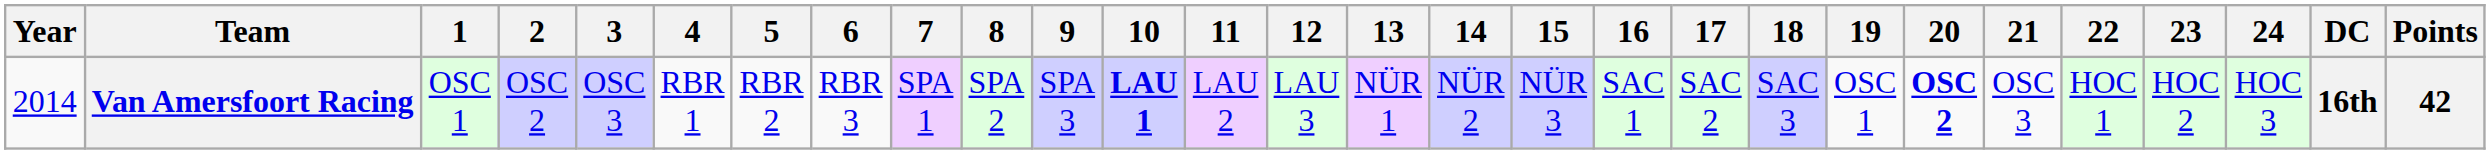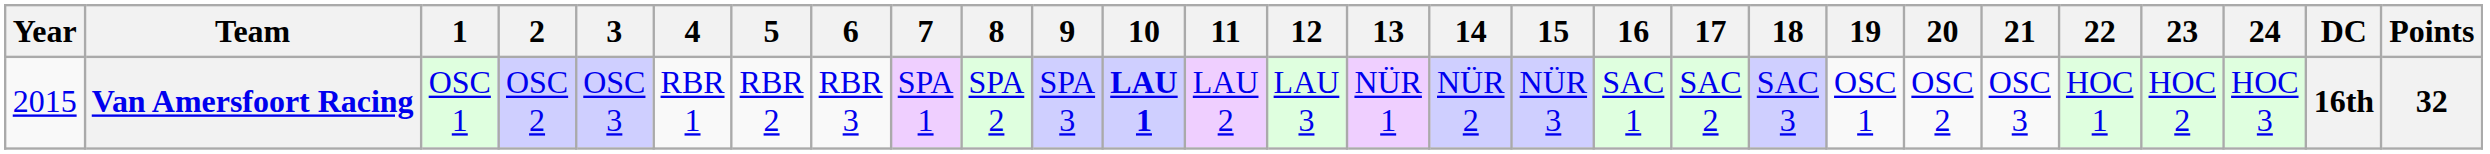(45, 101) 2014 -> (45, 101) 2015
(1944, 101) bold -> (1942, 101) normal
(2435, 101) 42 -> (2432, 101) 32
